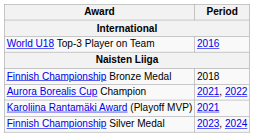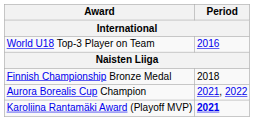(208, 108) normal -> (208, 108) bold
- row: (86, 124)
